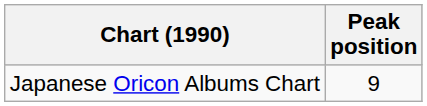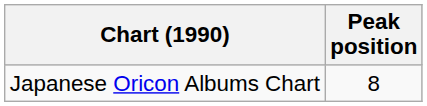(374, 82) 9 -> (374, 82) 8
